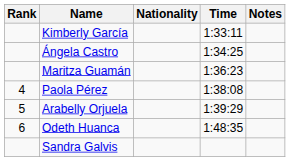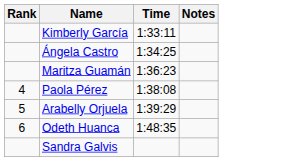- column: (167, 14)
